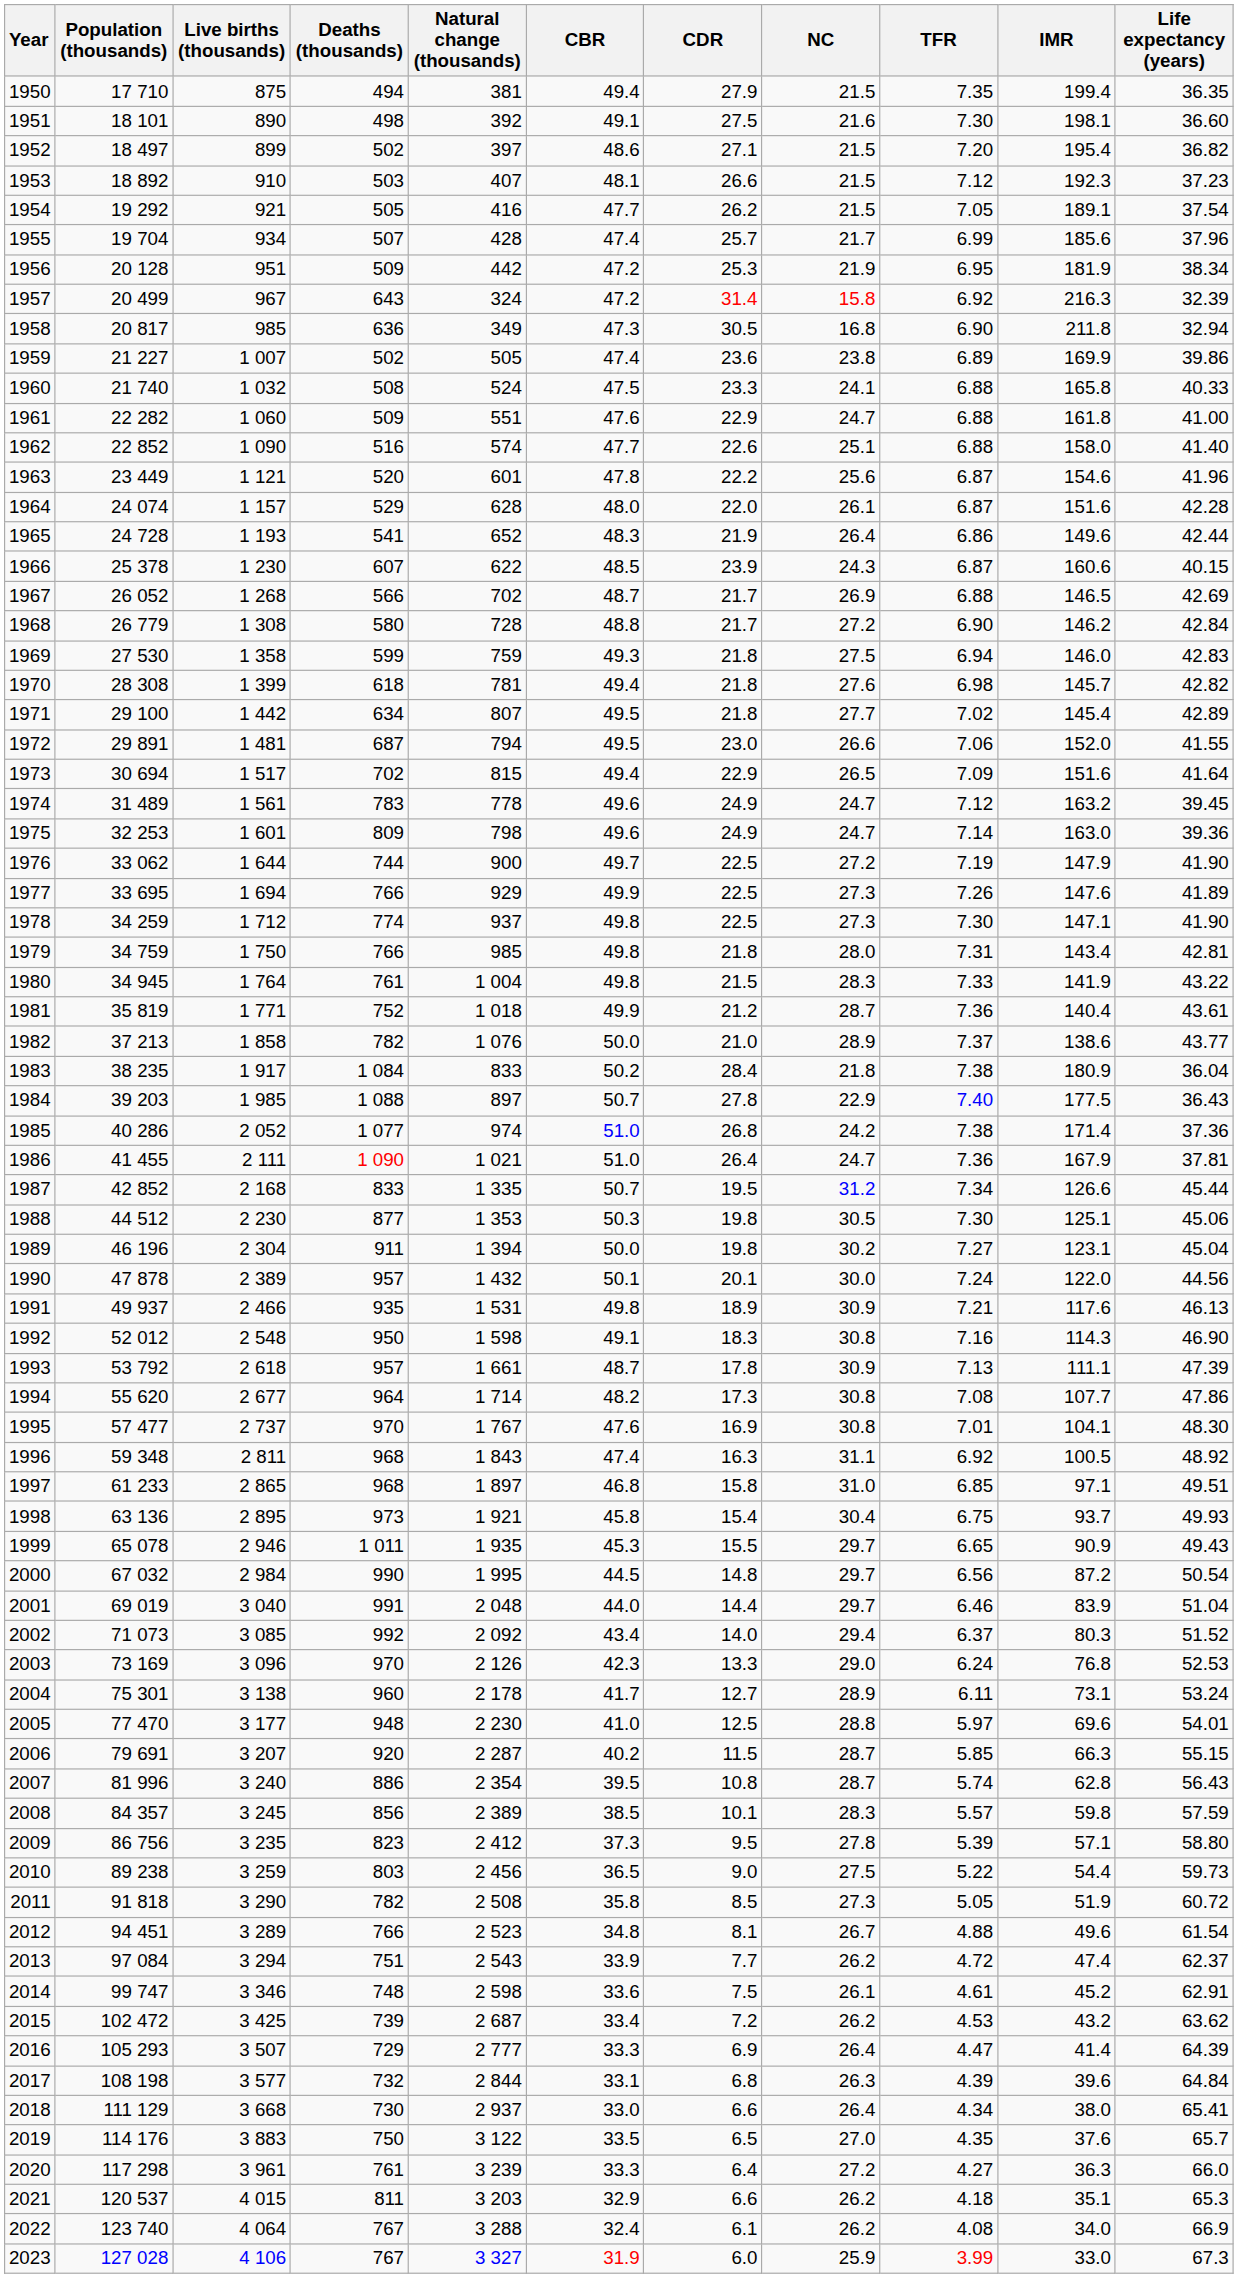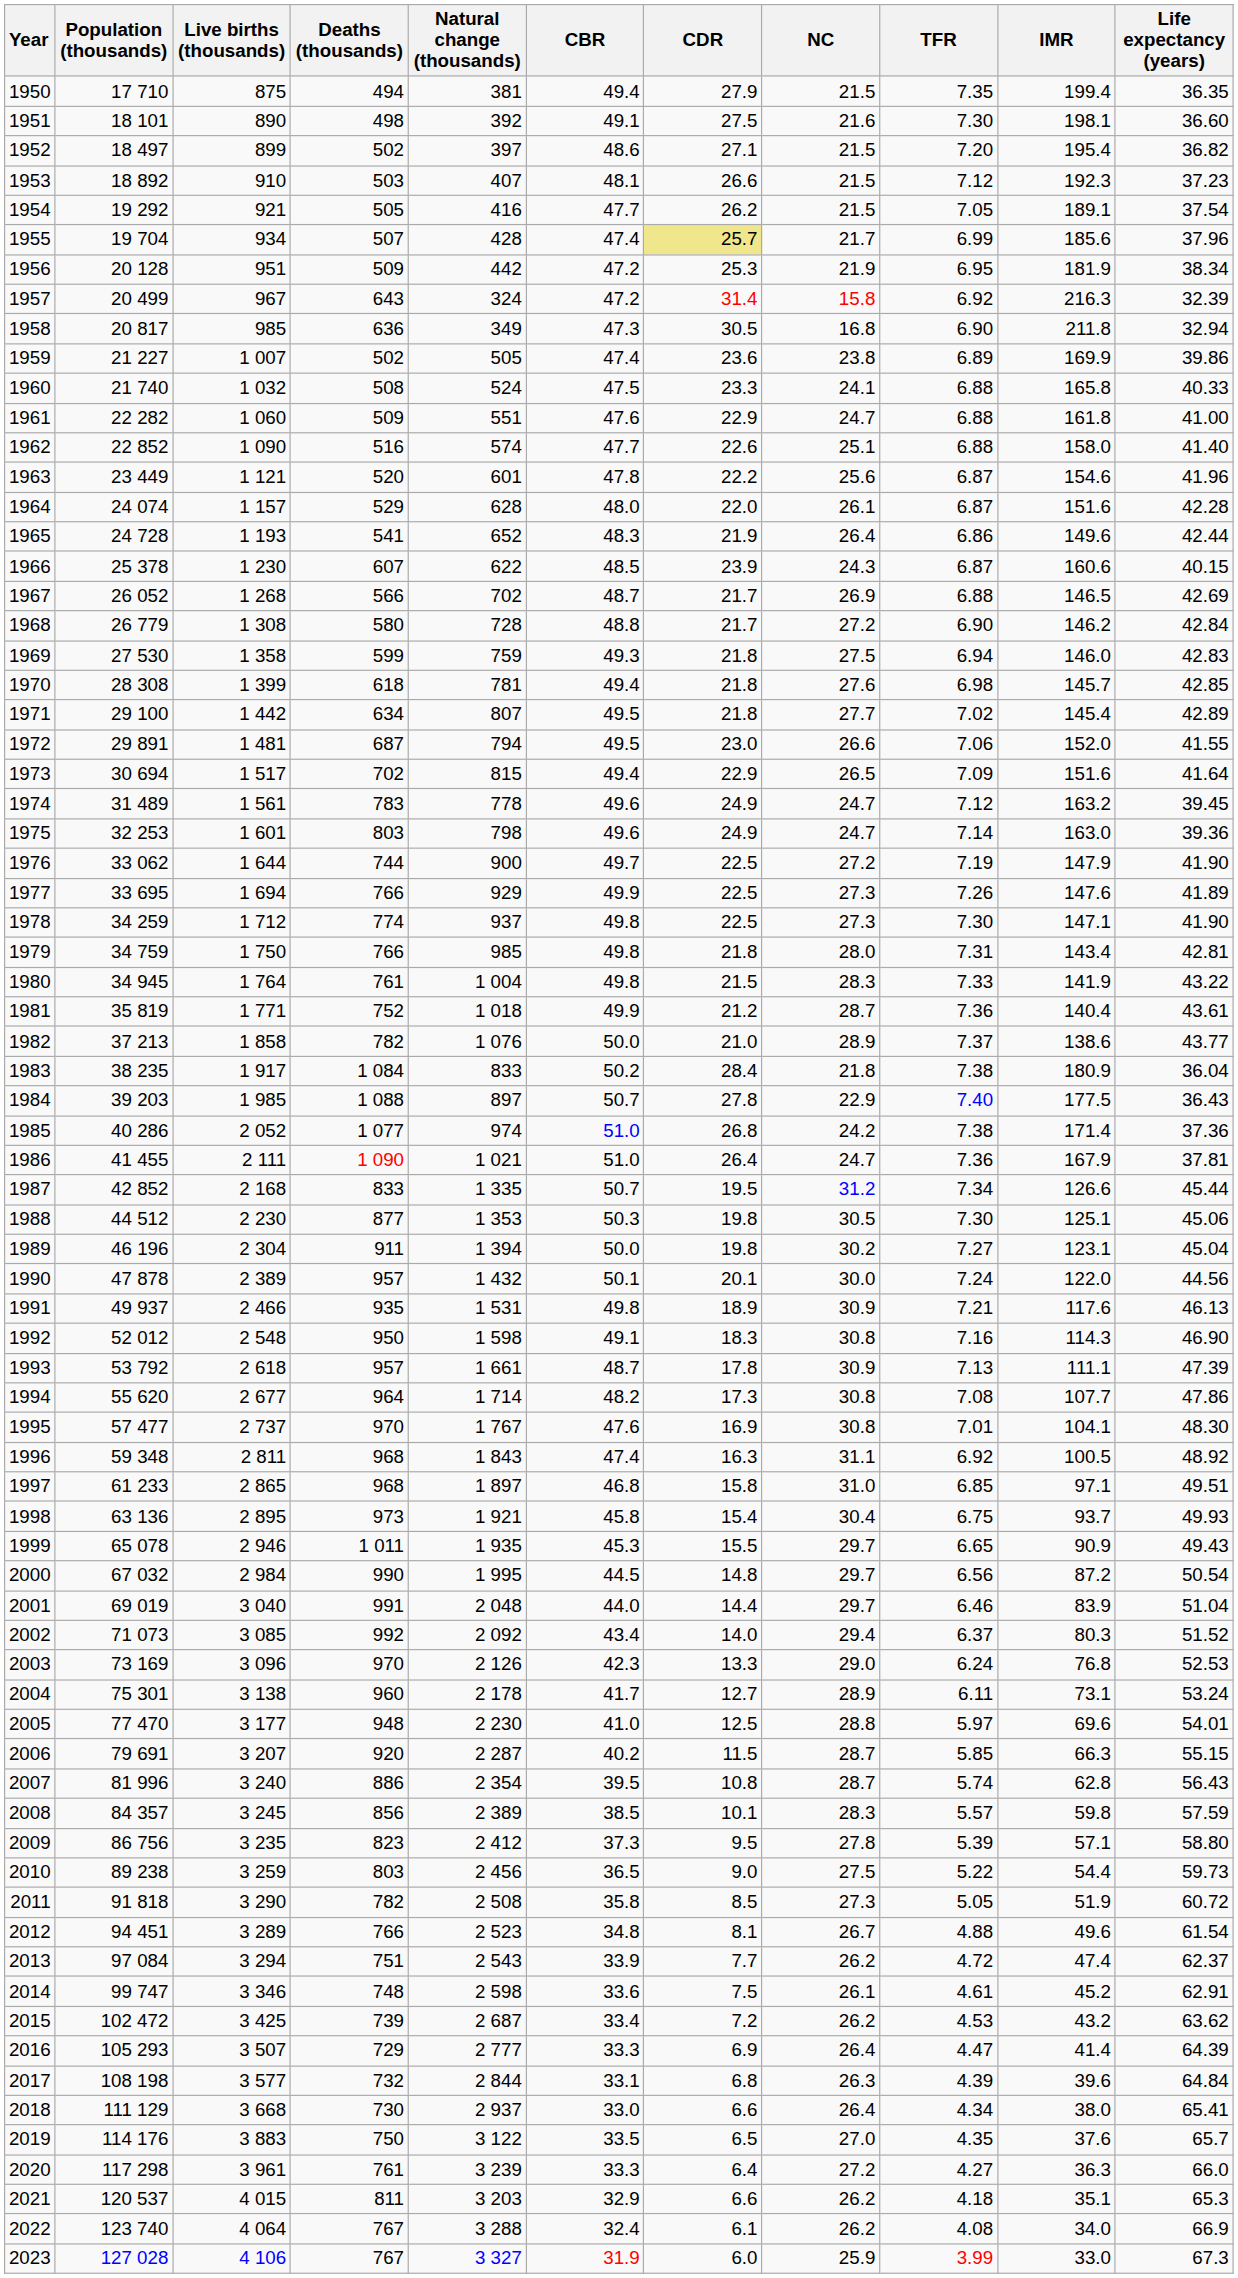(739, 239) no background -> (739, 239) khaki background
(1205, 684) 42.82 -> (1205, 684) 42.85
(383, 833) 809 -> (383, 833) 803
